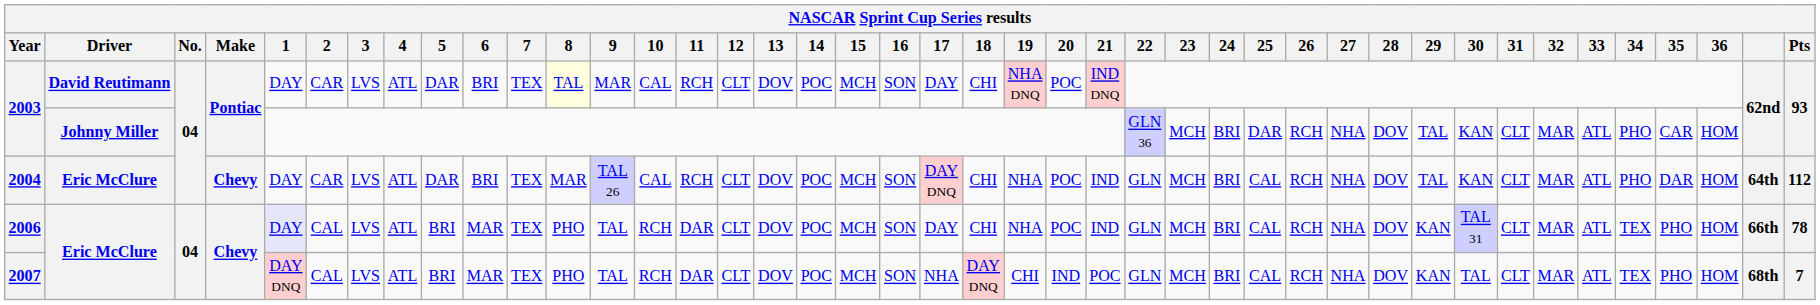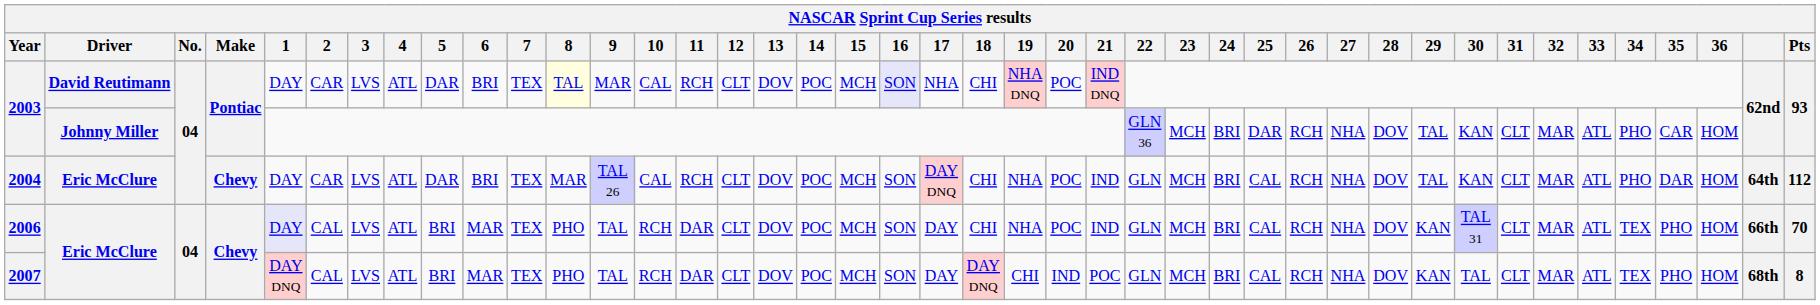(900, 84) no background -> (900, 84) lavender background
(941, 84) DAY -> (941, 84) NHA
(1799, 228) 78 -> (1799, 228) 70
(941, 275) NHA -> (941, 275) DAY
(1799, 275) 7 -> (1799, 275) 8
